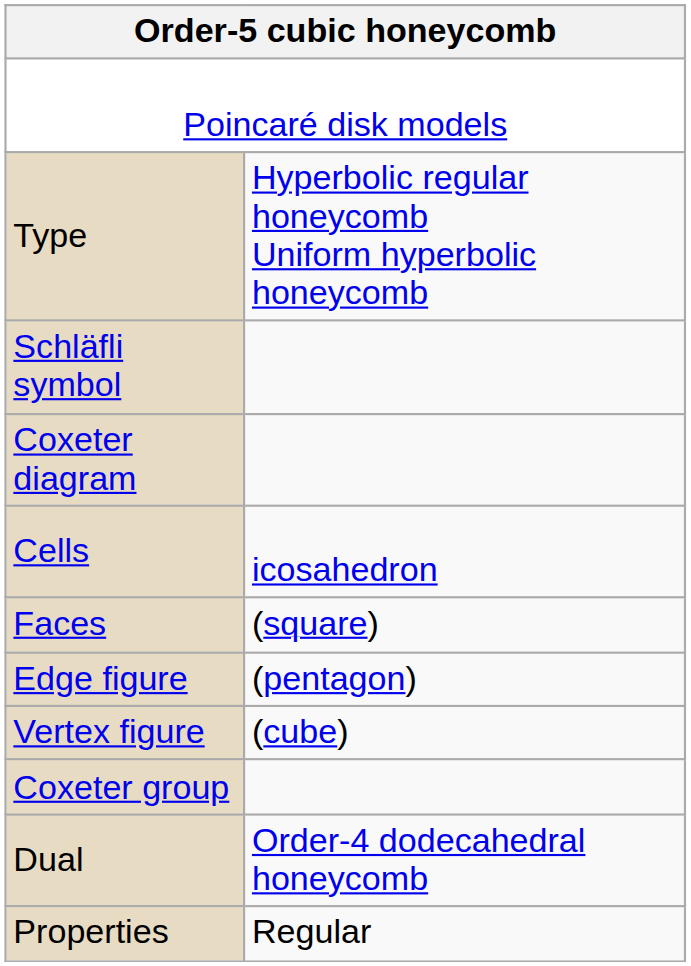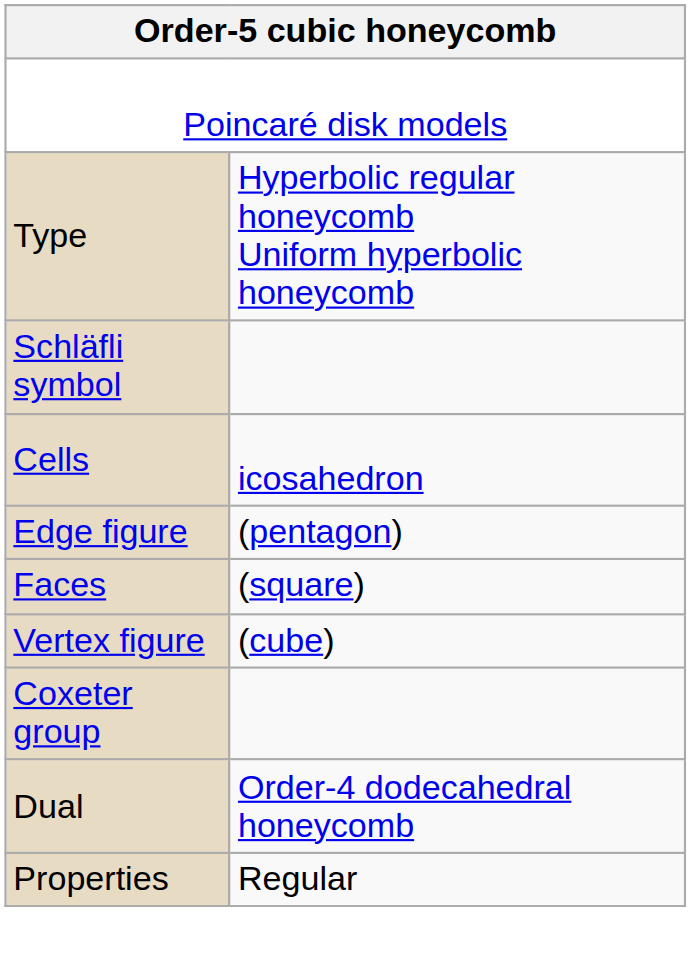- row: (75, 458)
rows swapped: (60, 624) <-> (101, 678)
